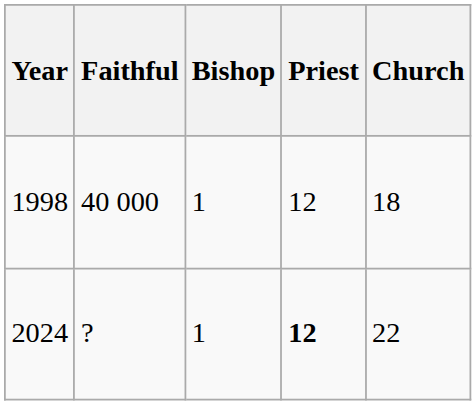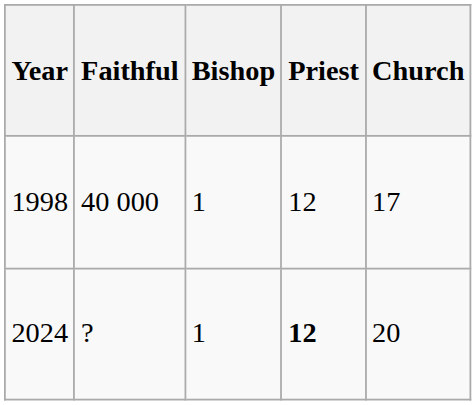(386, 201) 18 -> (386, 201) 17
(386, 333) 22 -> (386, 333) 20
